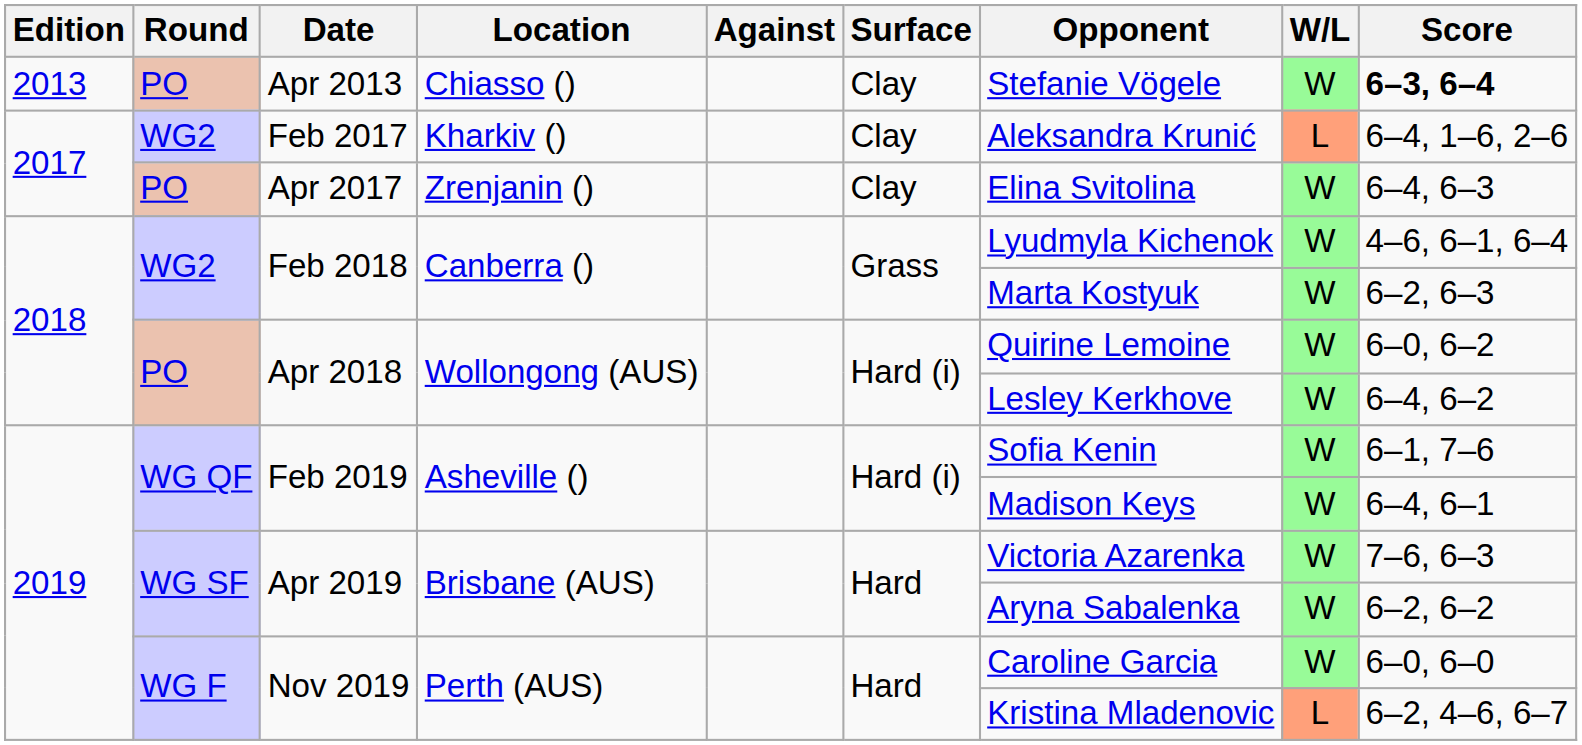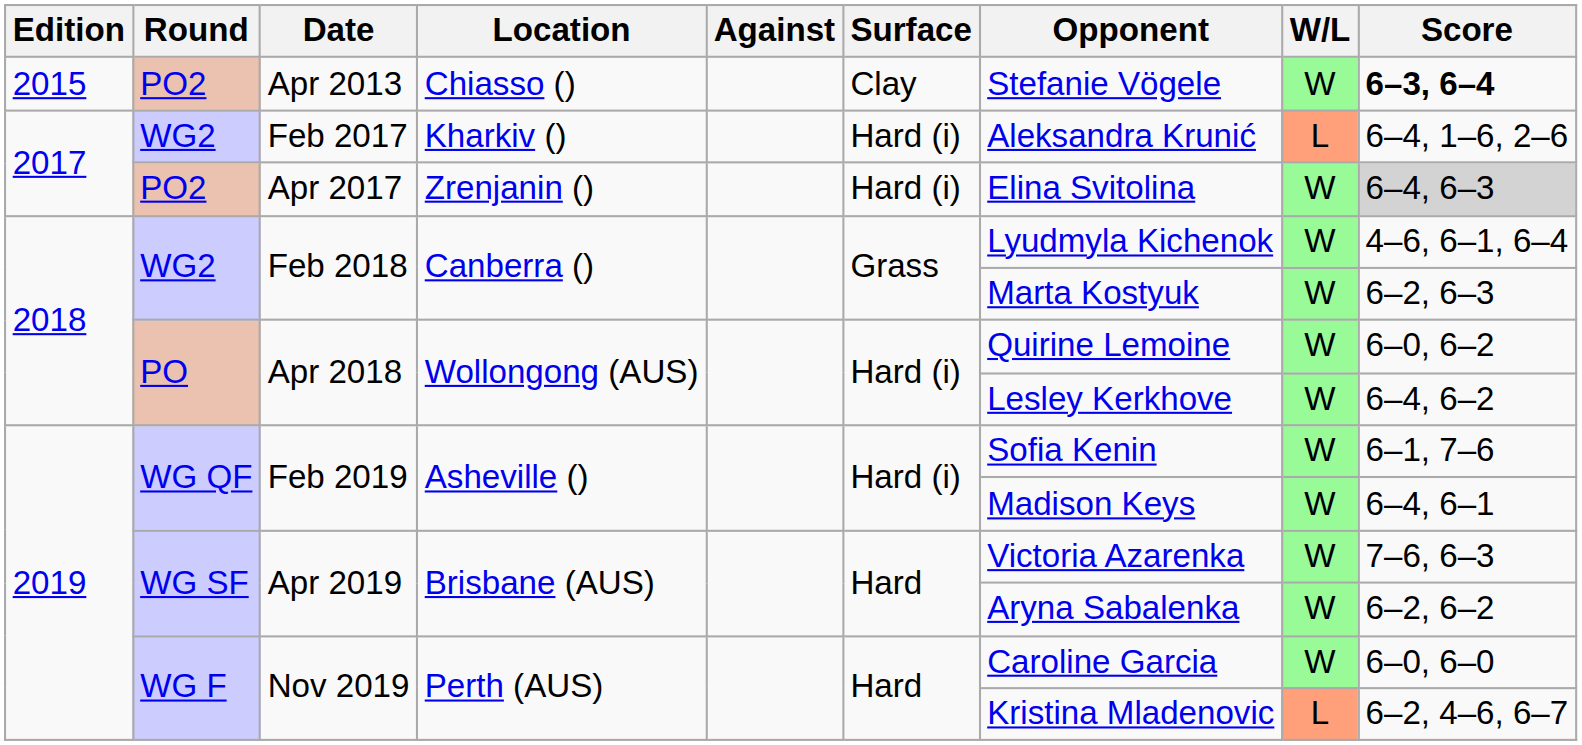(50, 83) 2013 -> (50, 83) 2015
(164, 83) PO -> (173, 83) PO2
(884, 135) Clay -> (906, 135) Hard (i)
(164, 188) PO -> (173, 188) PO2
(884, 188) Clay -> (906, 188) Hard (i)
(1430, 188) no background -> (1430, 188) lightgrey background
